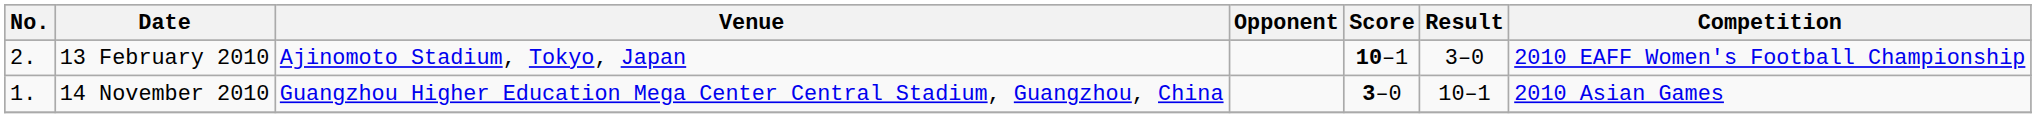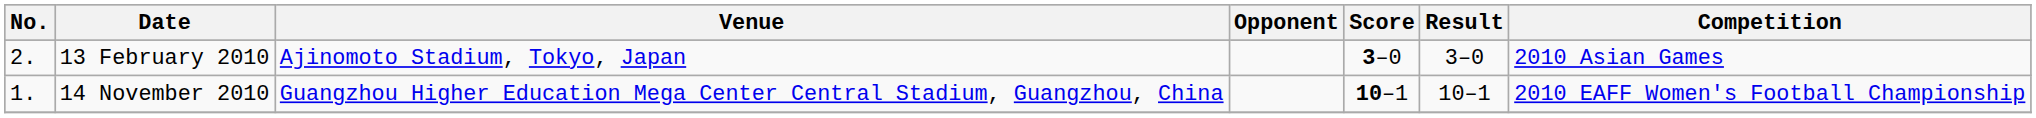(1382, 58) 10–1 -> (1382, 58) 3–0
(1770, 58) 2010 EAFF Women's Football Championship -> (1619, 58) 2010 Asian Games
(1382, 94) 3–0 -> (1382, 94) 10–1
(1619, 94) 2010 Asian Games -> (1770, 94) 2010 EAFF Women's Football Championship
